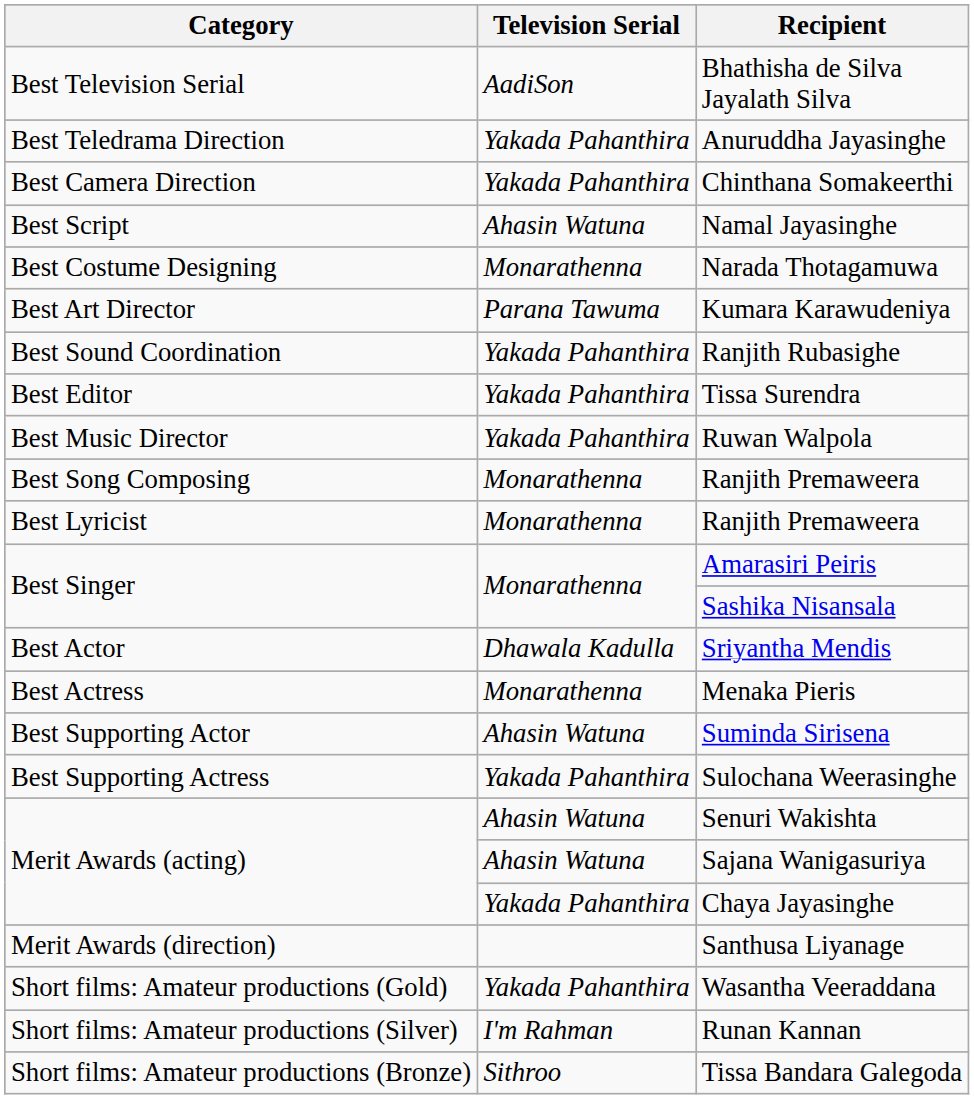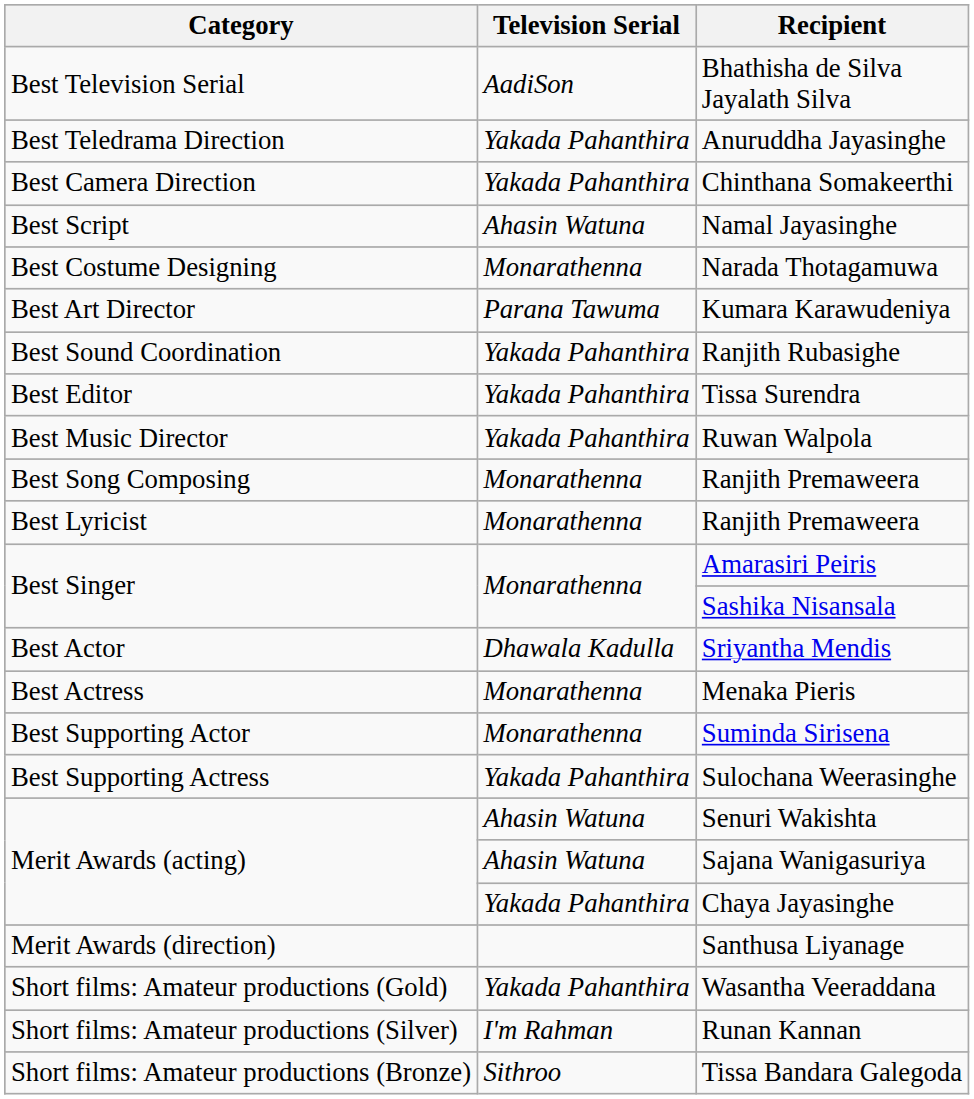(564, 733) Ahasin Watuna -> (563, 733) Monarathenna
